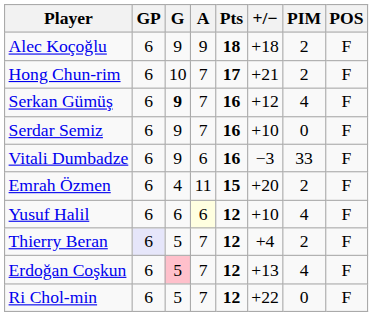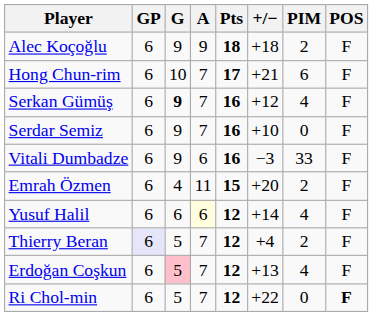(304, 74) 2 -> (304, 74) 6
(265, 213) +10 -> (265, 213) +14
(346, 297) normal -> (346, 297) bold
